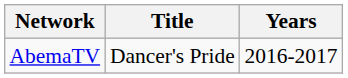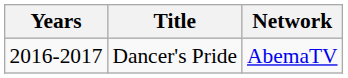columns swapped: (291, 21) <-> (55, 21)
